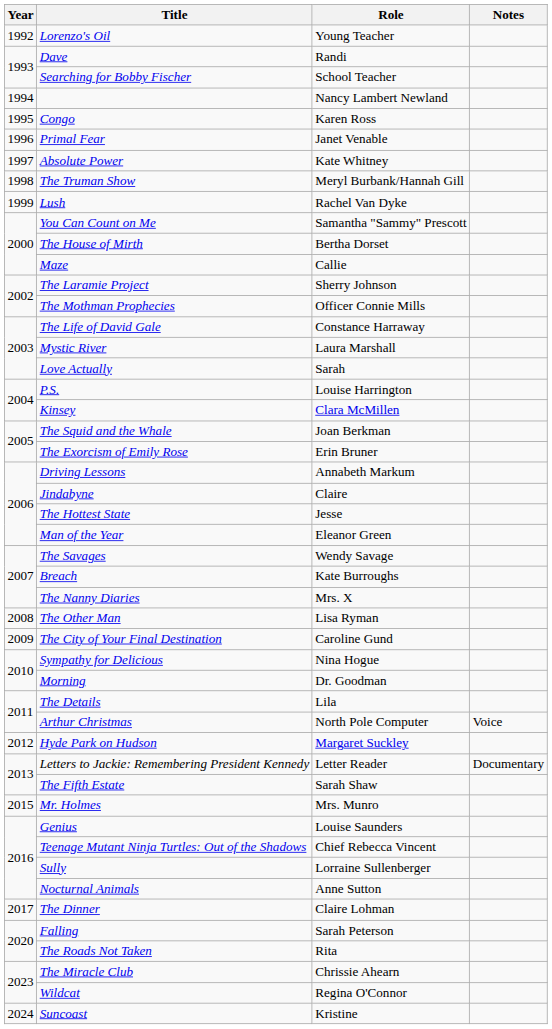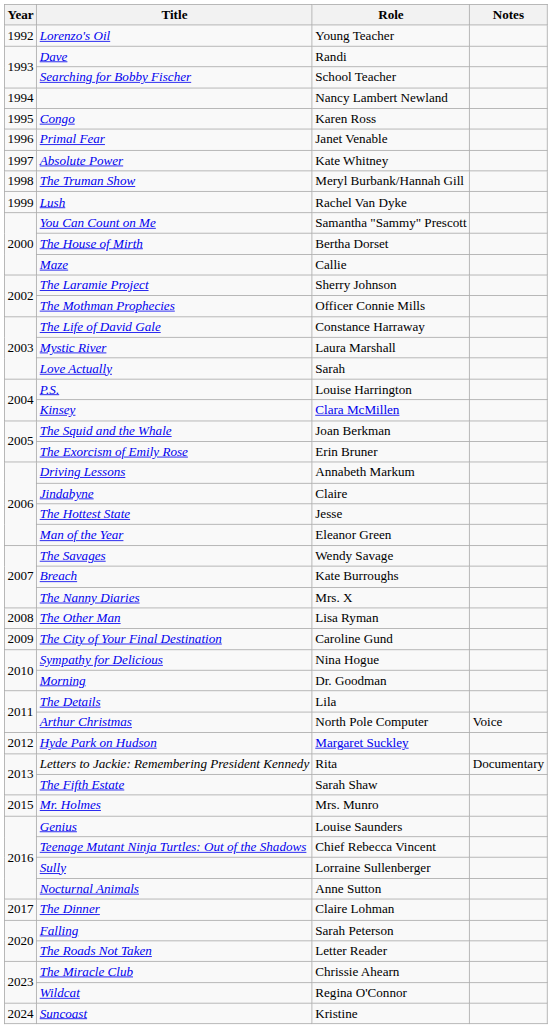(351, 763) Letter Reader -> (326, 763) Rita
(326, 951) Rita -> (351, 951) Letter Reader
